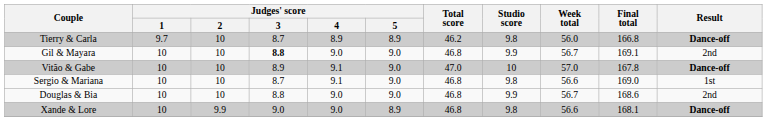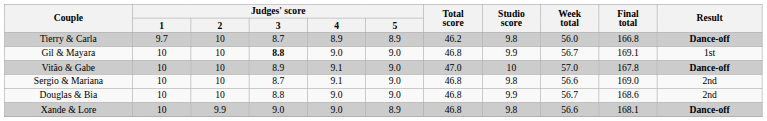(710, 53) 2nd -> (710, 53) 1st
(710, 81) 1st -> (710, 81) 2nd
